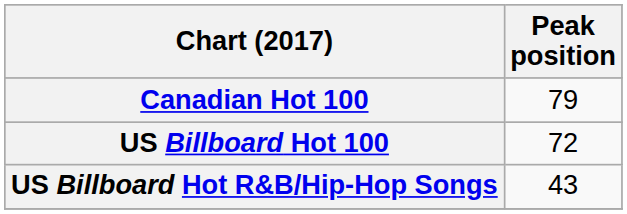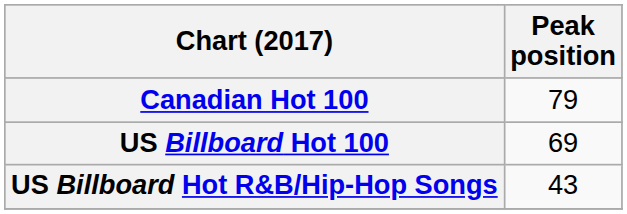(563, 142) 72 -> (563, 142) 69
